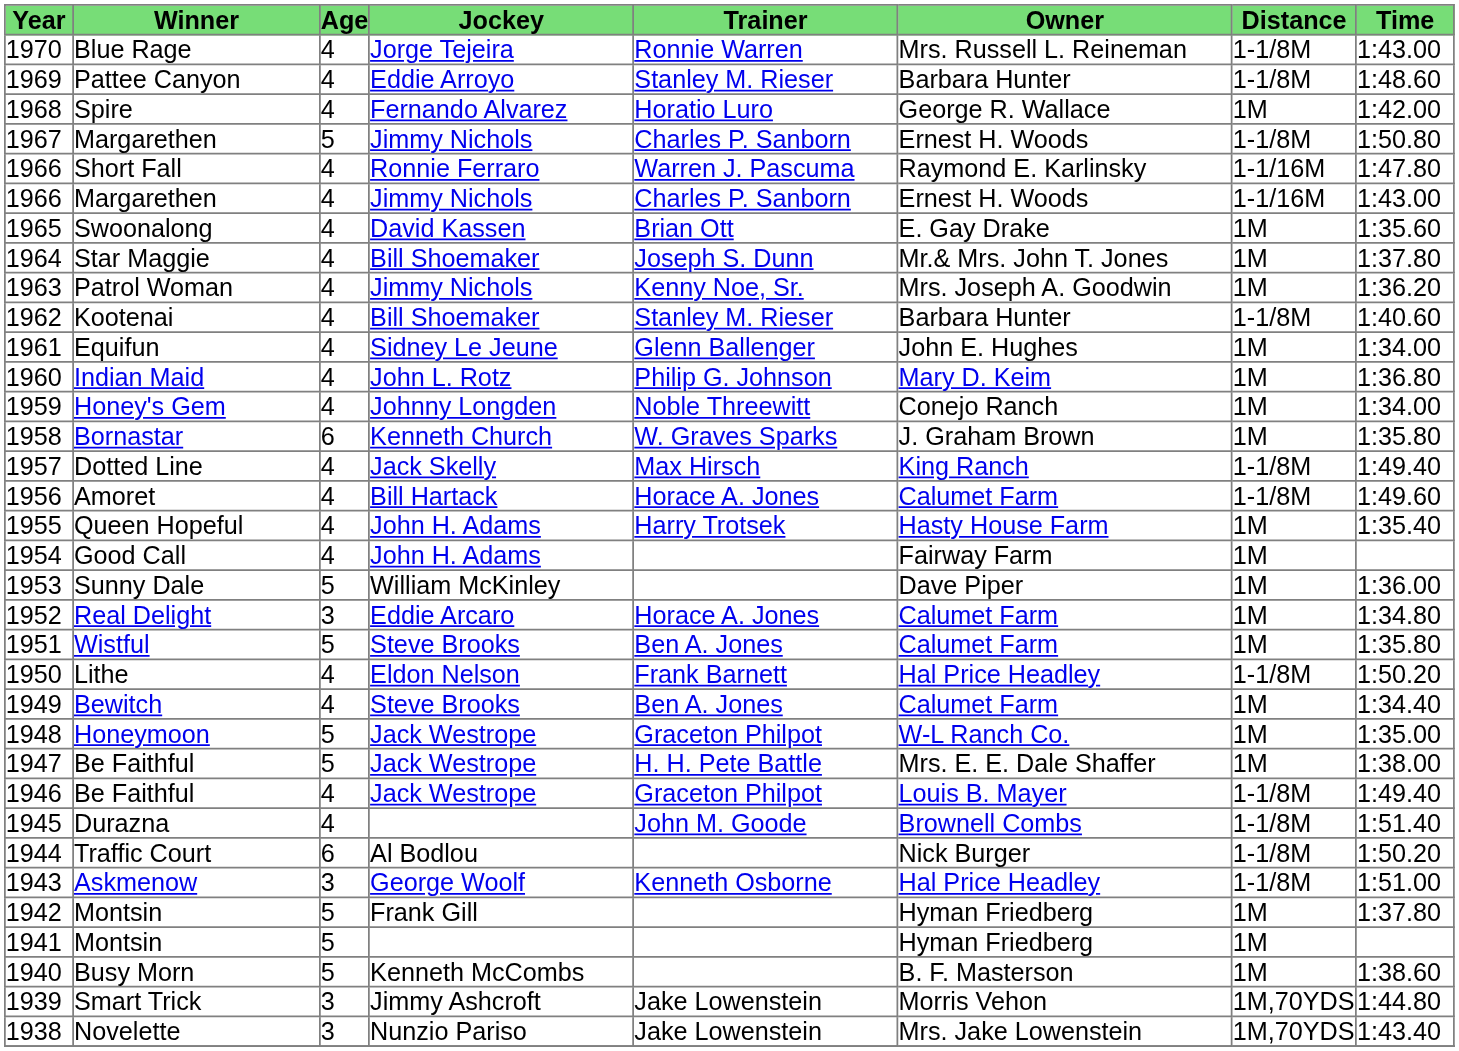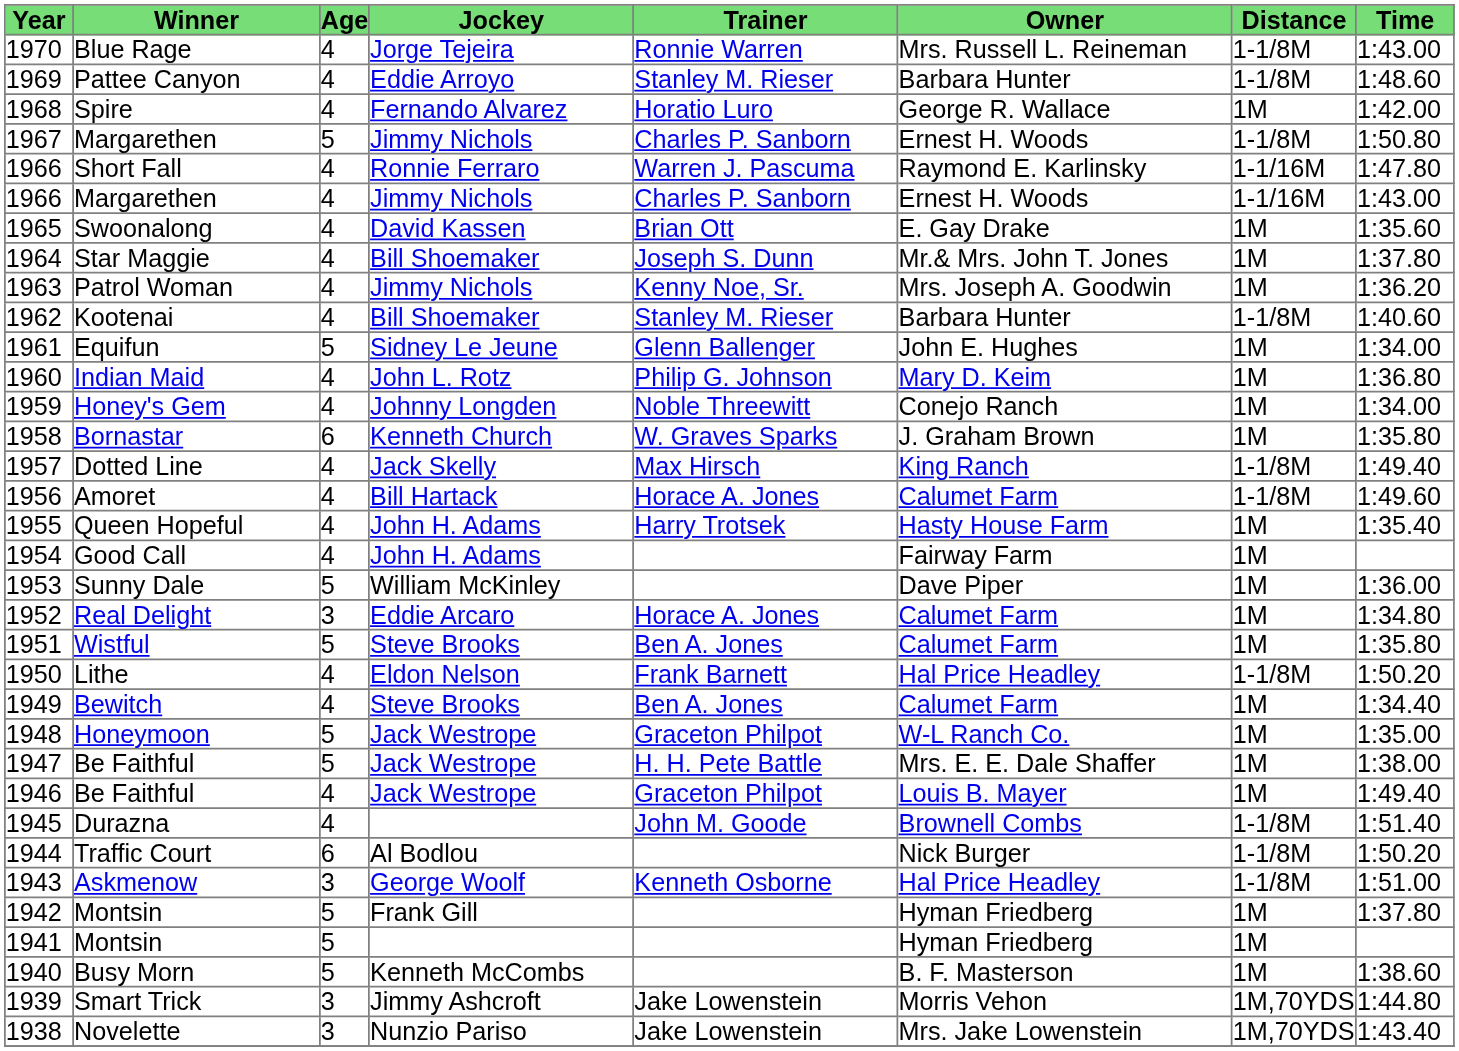(328, 347) 4 -> (328, 347) 5
(1272, 793) 1-1/8M -> (1250, 793) 1M
